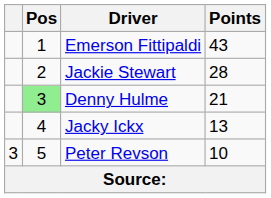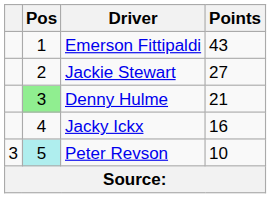(219, 72) 28 -> (219, 72) 27
(219, 126) 13 -> (219, 126) 16
(41, 153) no background -> (41, 153) paleturquoise background
